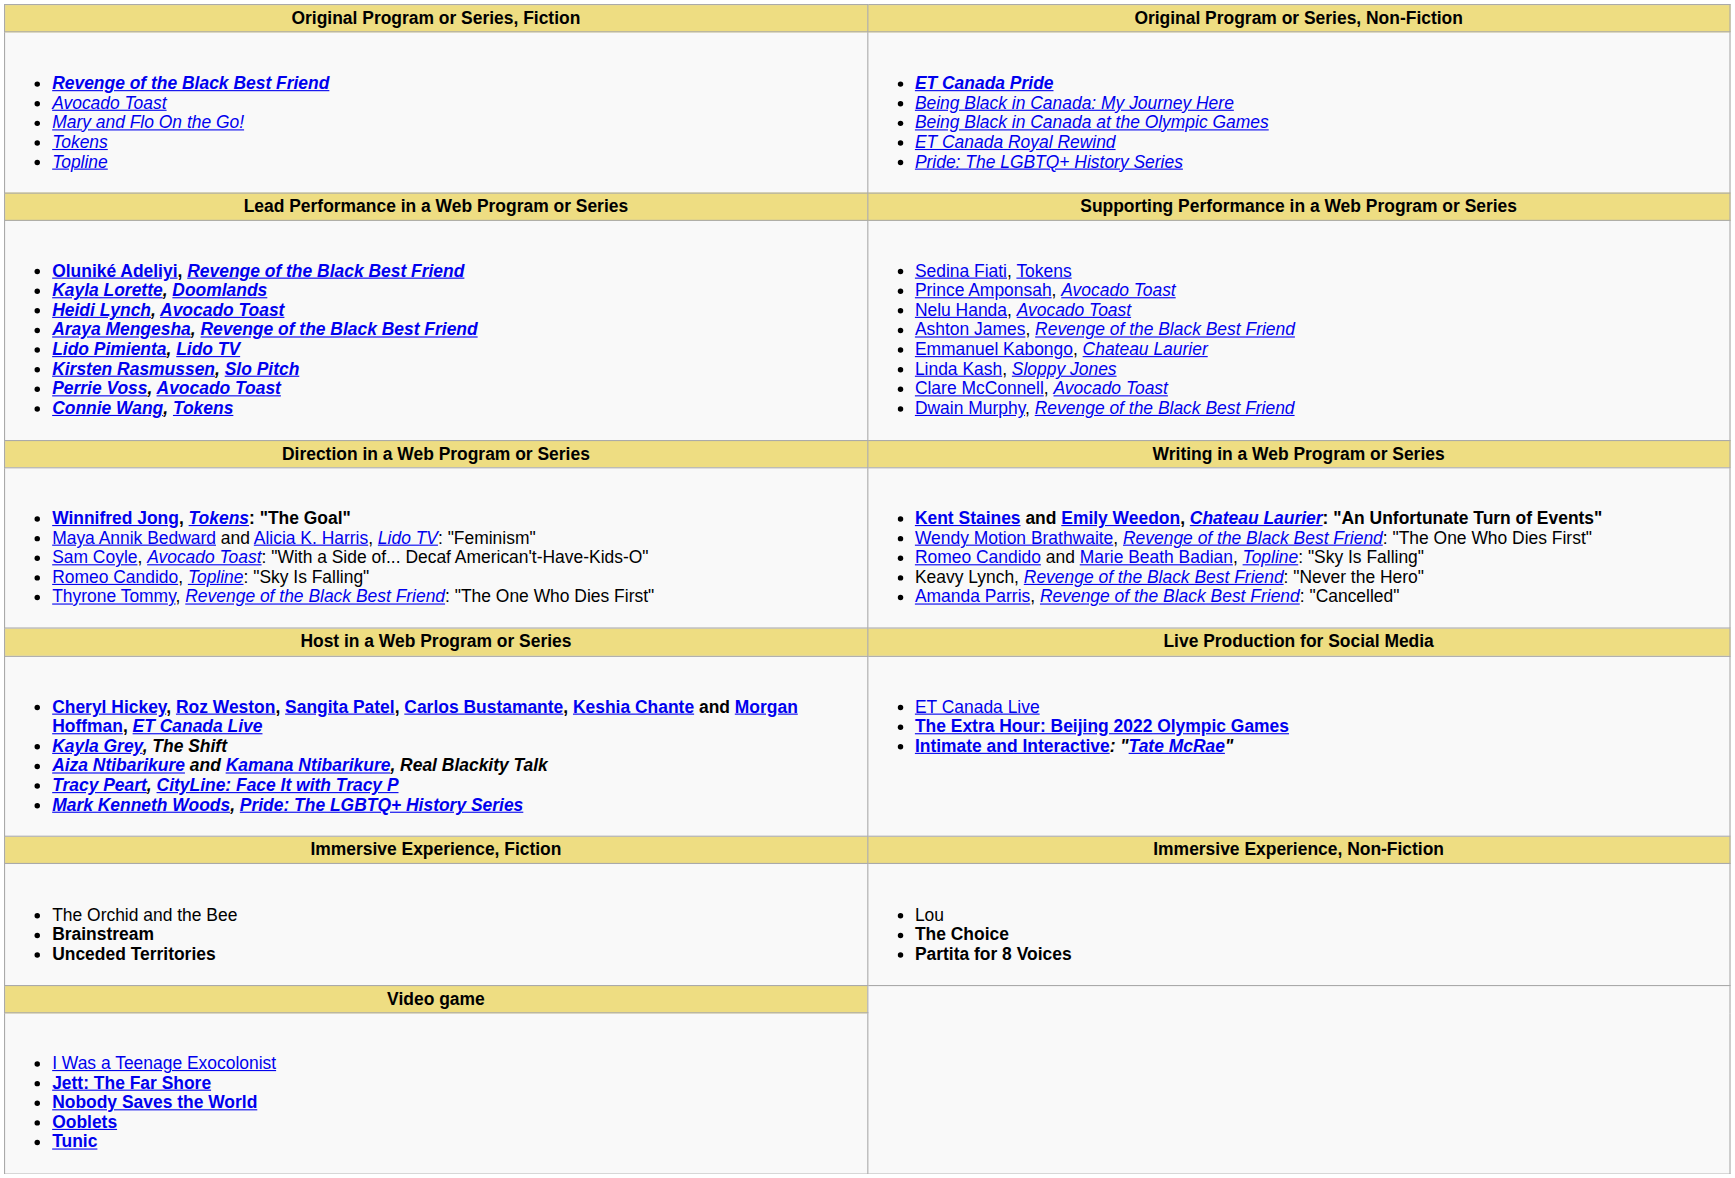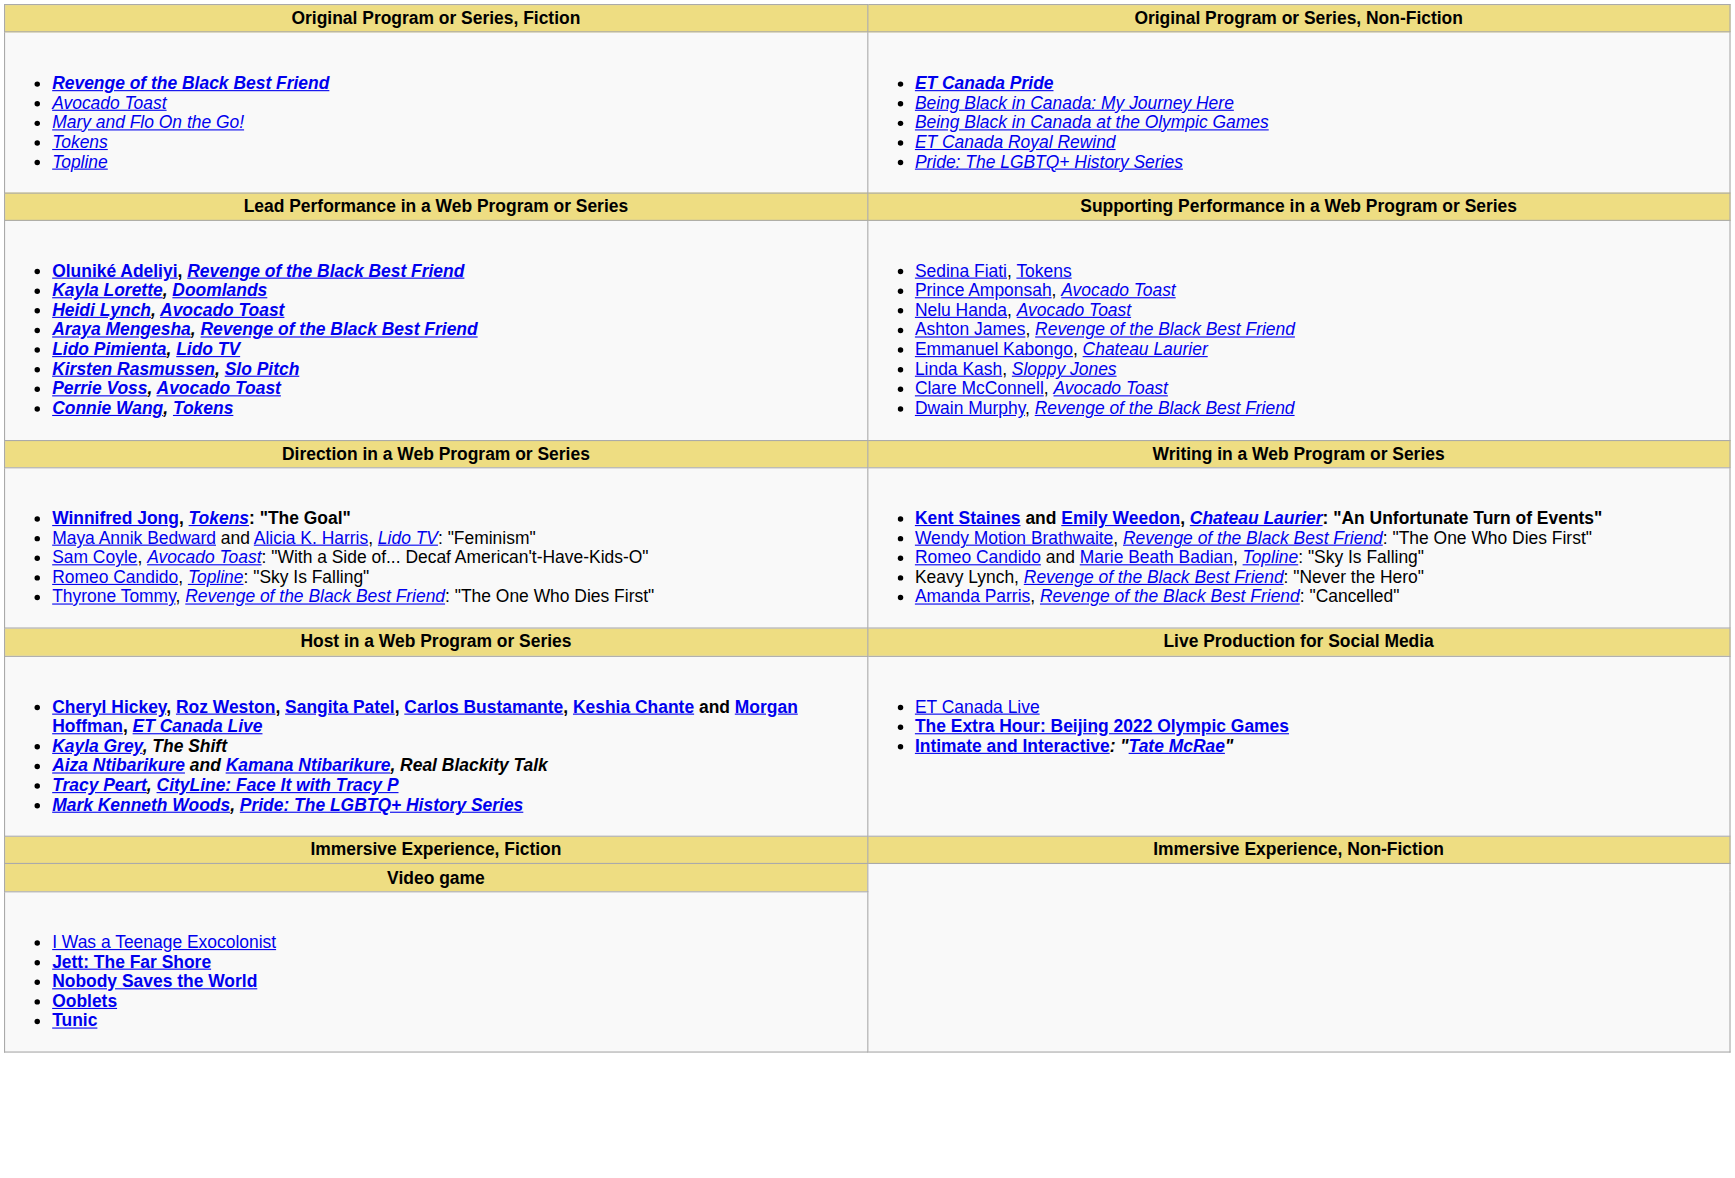- row: (436, 934)
